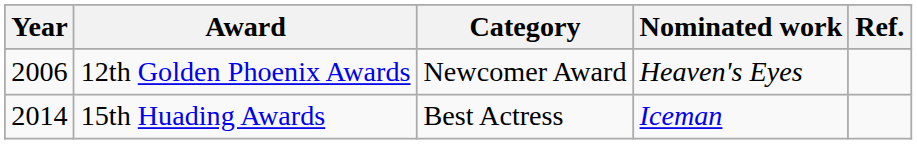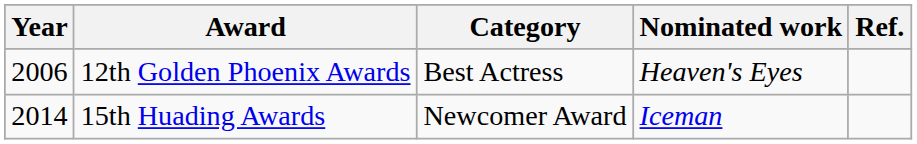(525, 71) Newcomer Award -> (494, 71) Best Actress
(494, 116) Best Actress -> (525, 116) Newcomer Award
